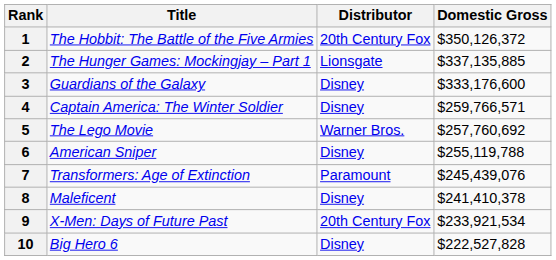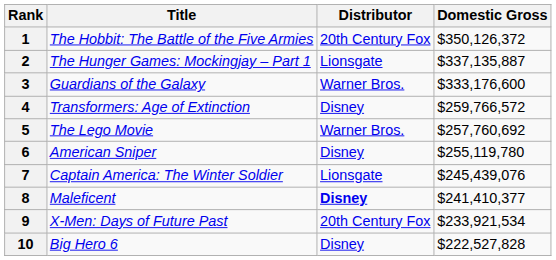(481, 61) $337,135,885 -> (481, 61) $337,135,887
(342, 84) Disney -> (362, 84) Warner Bros.
(166, 107) Captain America: The Winter Soldier -> (150, 107) Transformers: Age of Extinction
(481, 107) $259,766,571 -> (481, 107) $259,766,572
(481, 152) $255,119,788 -> (481, 152) $255,119,780
(150, 175) Transformers: Age of Extinction -> (166, 175) Captain America: The Winter Soldier
(355, 175) Paramount -> (351, 175) Lionsgate
(342, 198) normal -> (344, 198) bold
(481, 198) $241,410,378 -> (481, 198) $241,410,377
